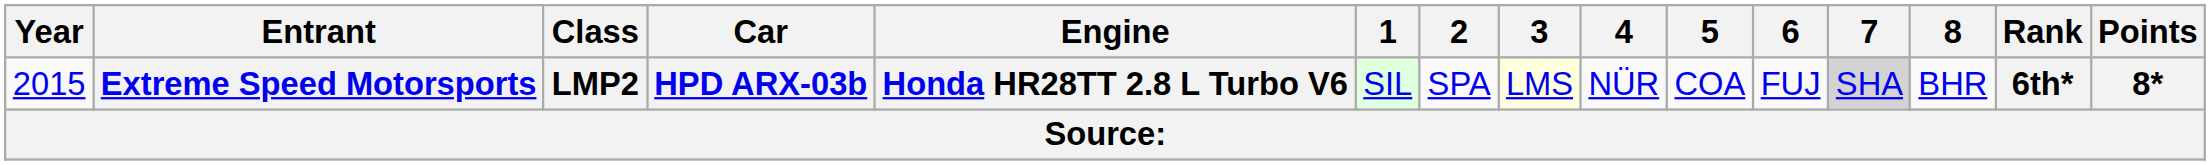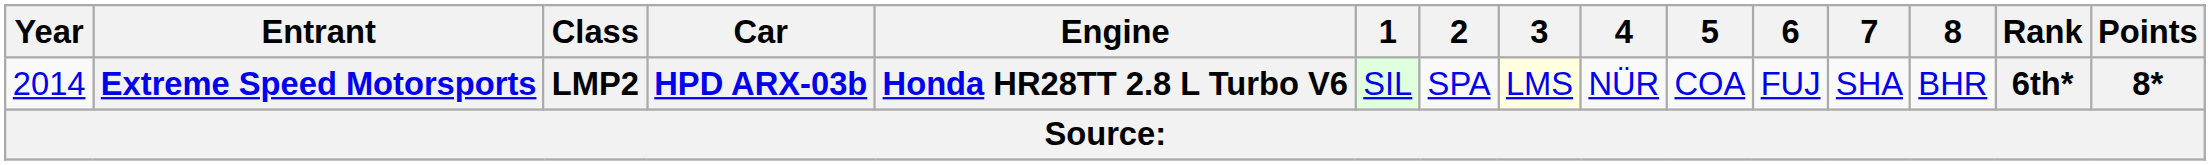(49, 83) 2015 -> (49, 83) 2014
(1869, 83) lightgrey background -> (1869, 83) no background
